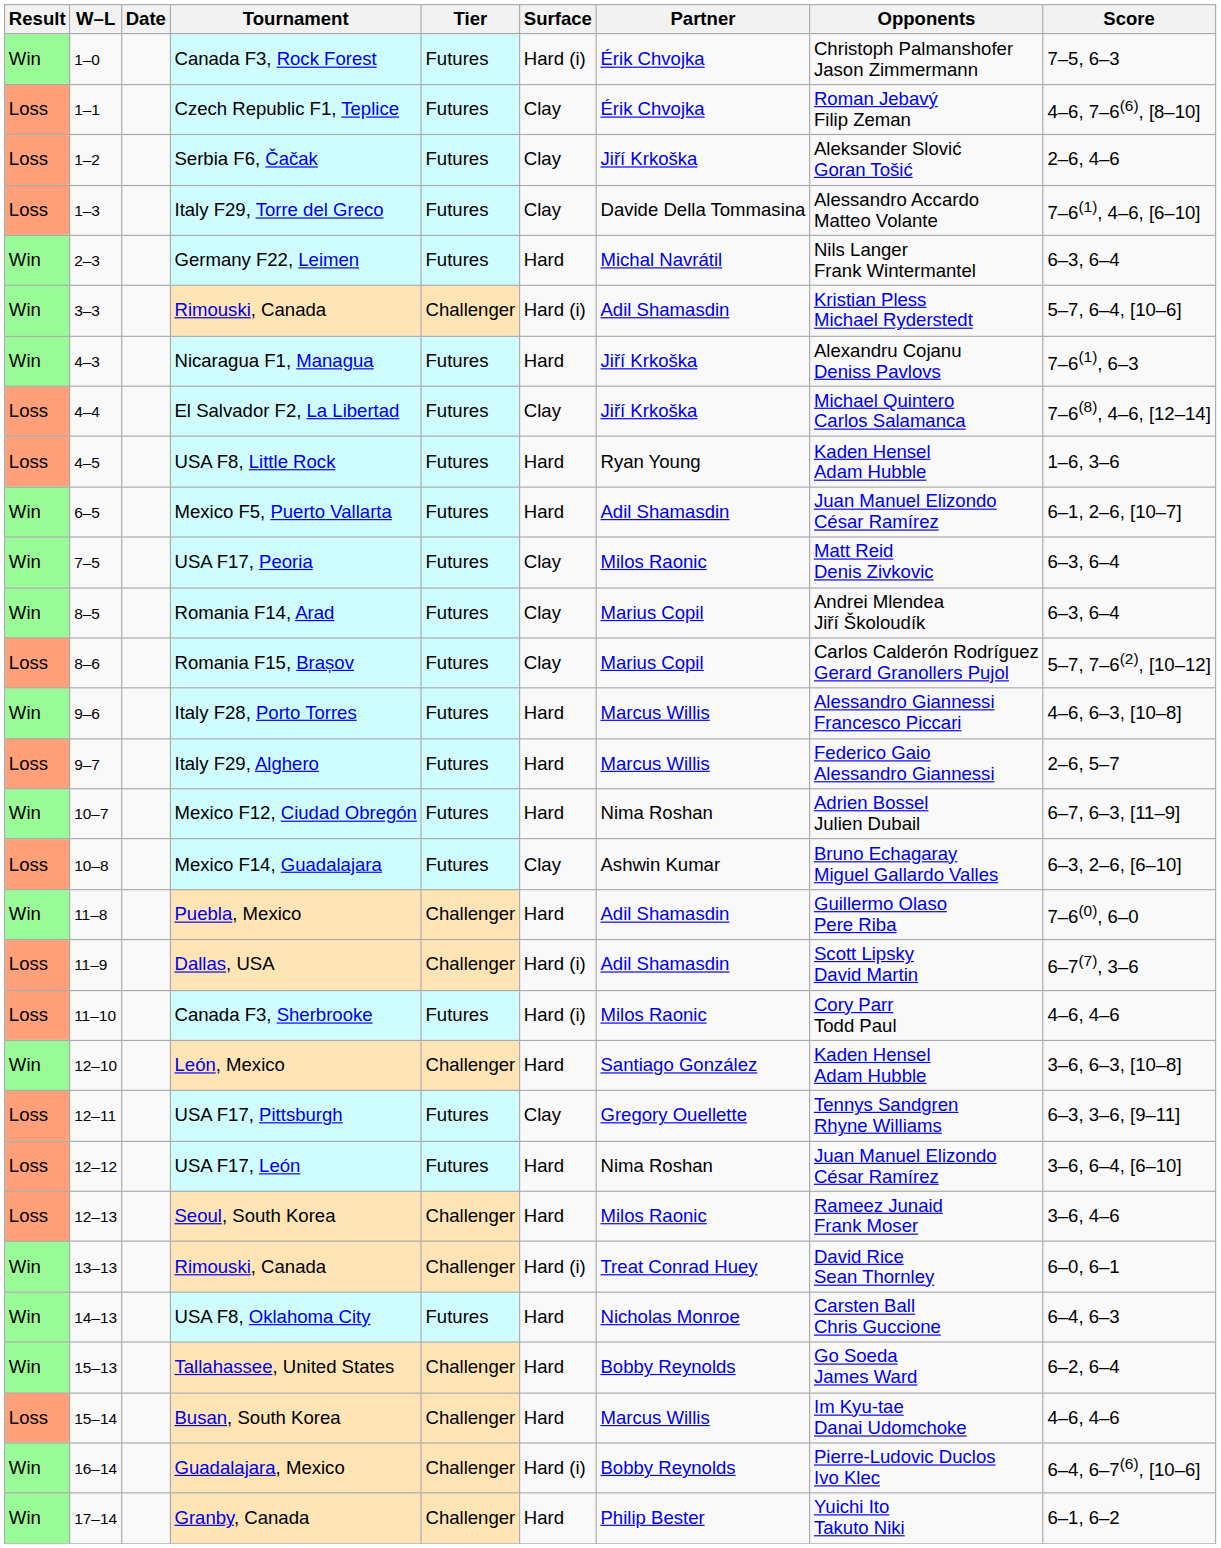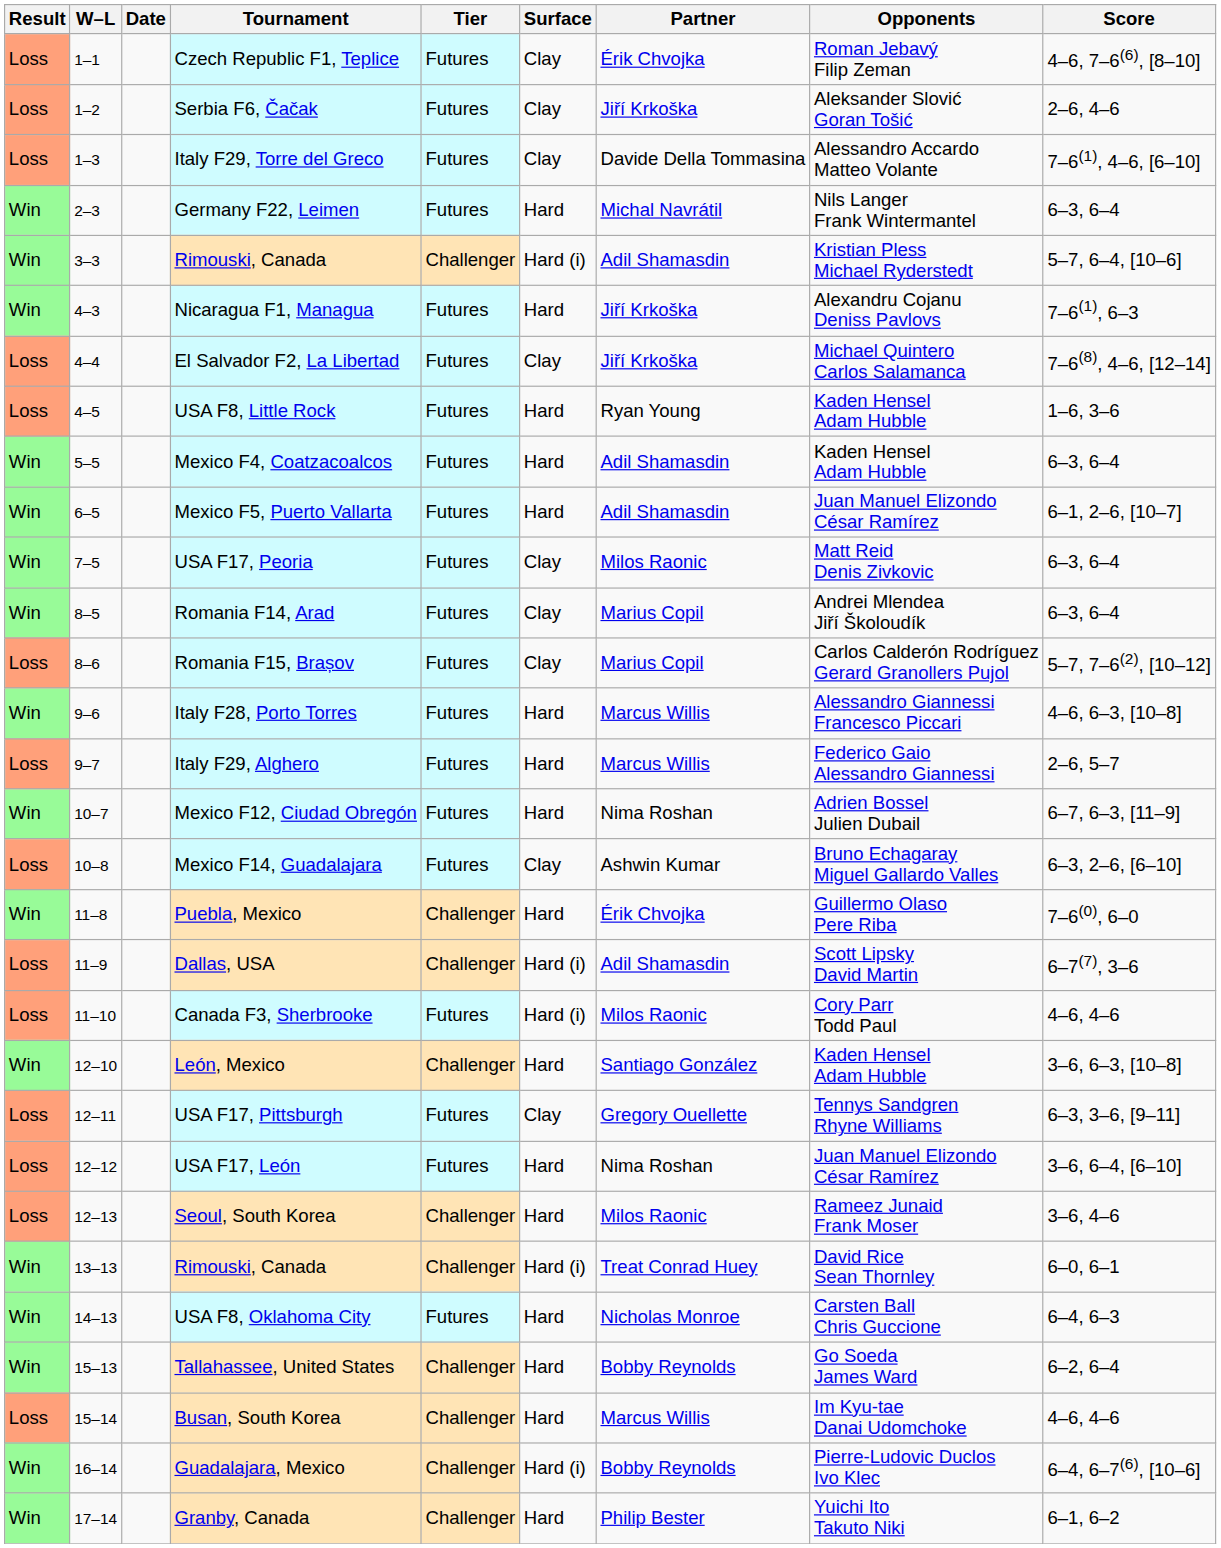- row: (87, 60)
+ row: (87, 462)
(665, 914) Adil Shamasdin -> (653, 914) Érik Chvojka
